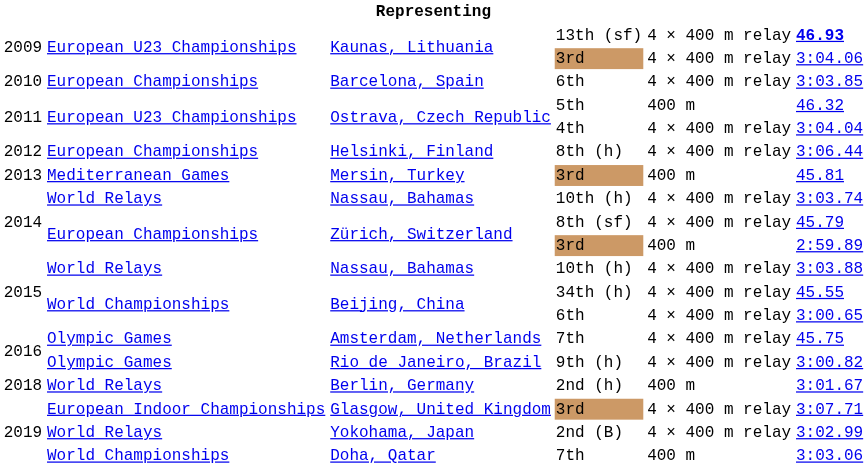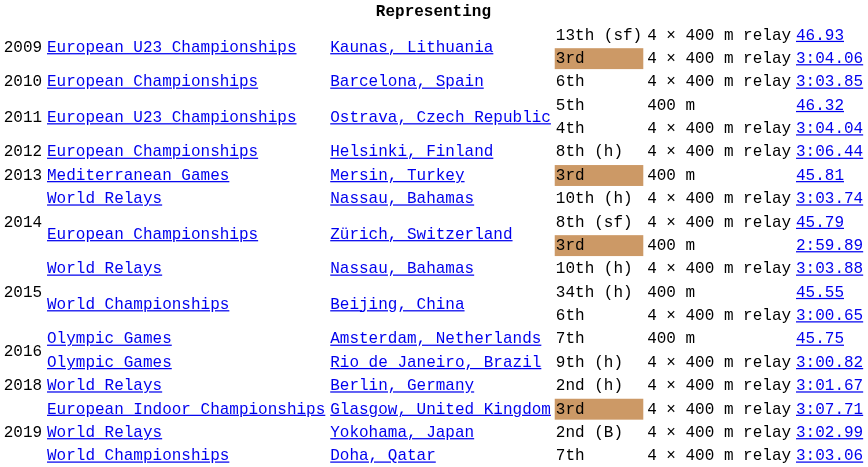(820, 35) bold -> (820, 35) normal
(719, 292) 4 × 400 m relay -> (671, 292) 400 m
(719, 339) 4 × 400 m relay -> (671, 339) 400 m
(671, 386) 400 m -> (719, 386) 4 × 400 m relay
(671, 456) 400 m -> (719, 456) 4 × 400 m relay
